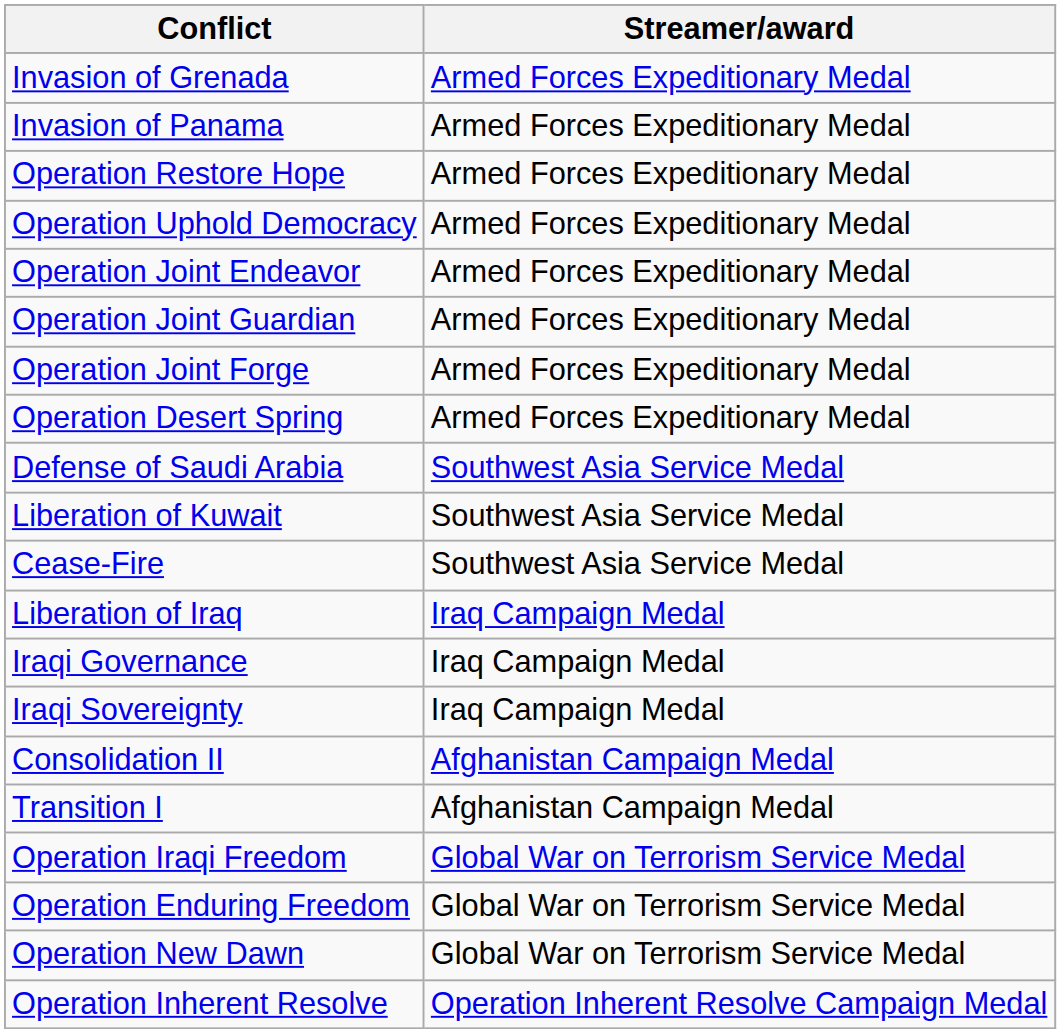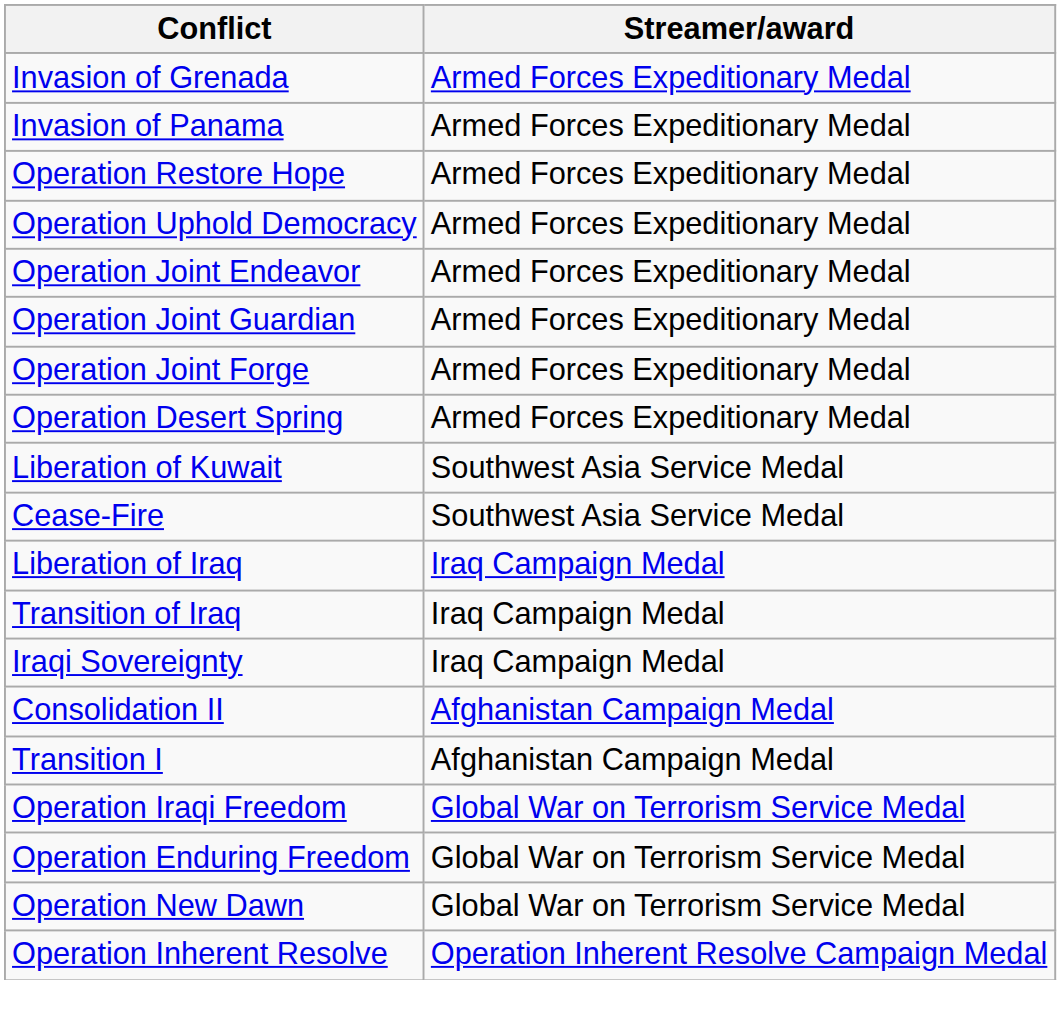- row: (178, 467)
+ row: (127, 613)
- row: (130, 662)
